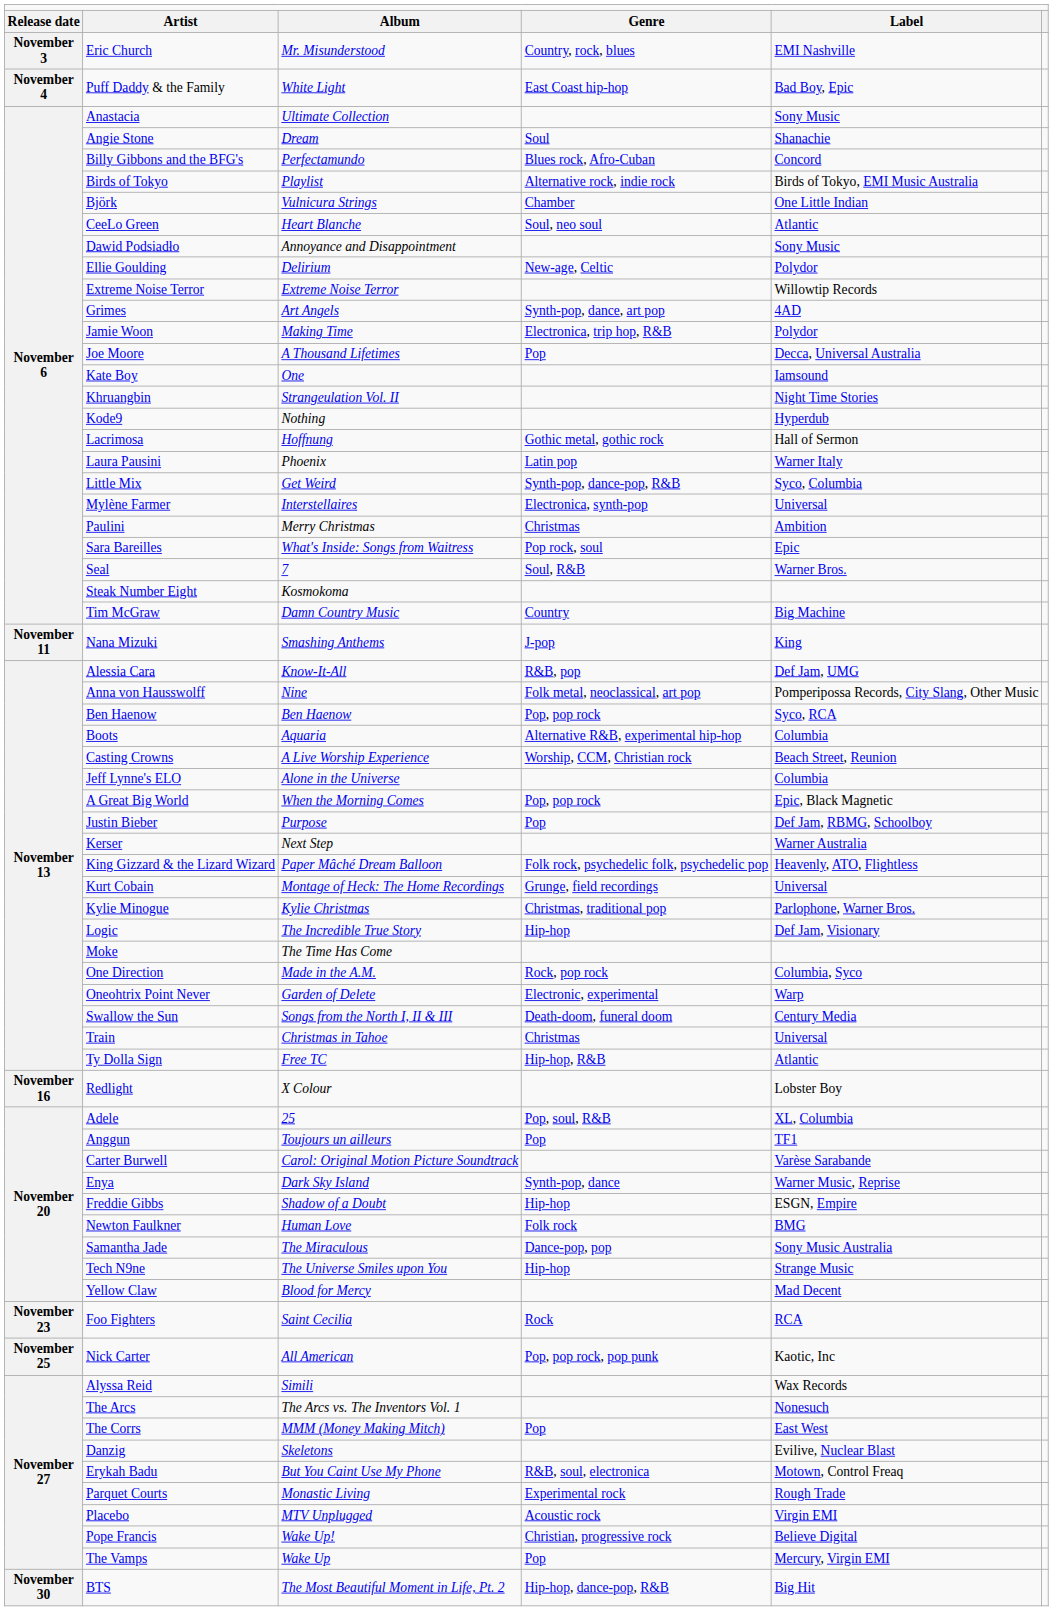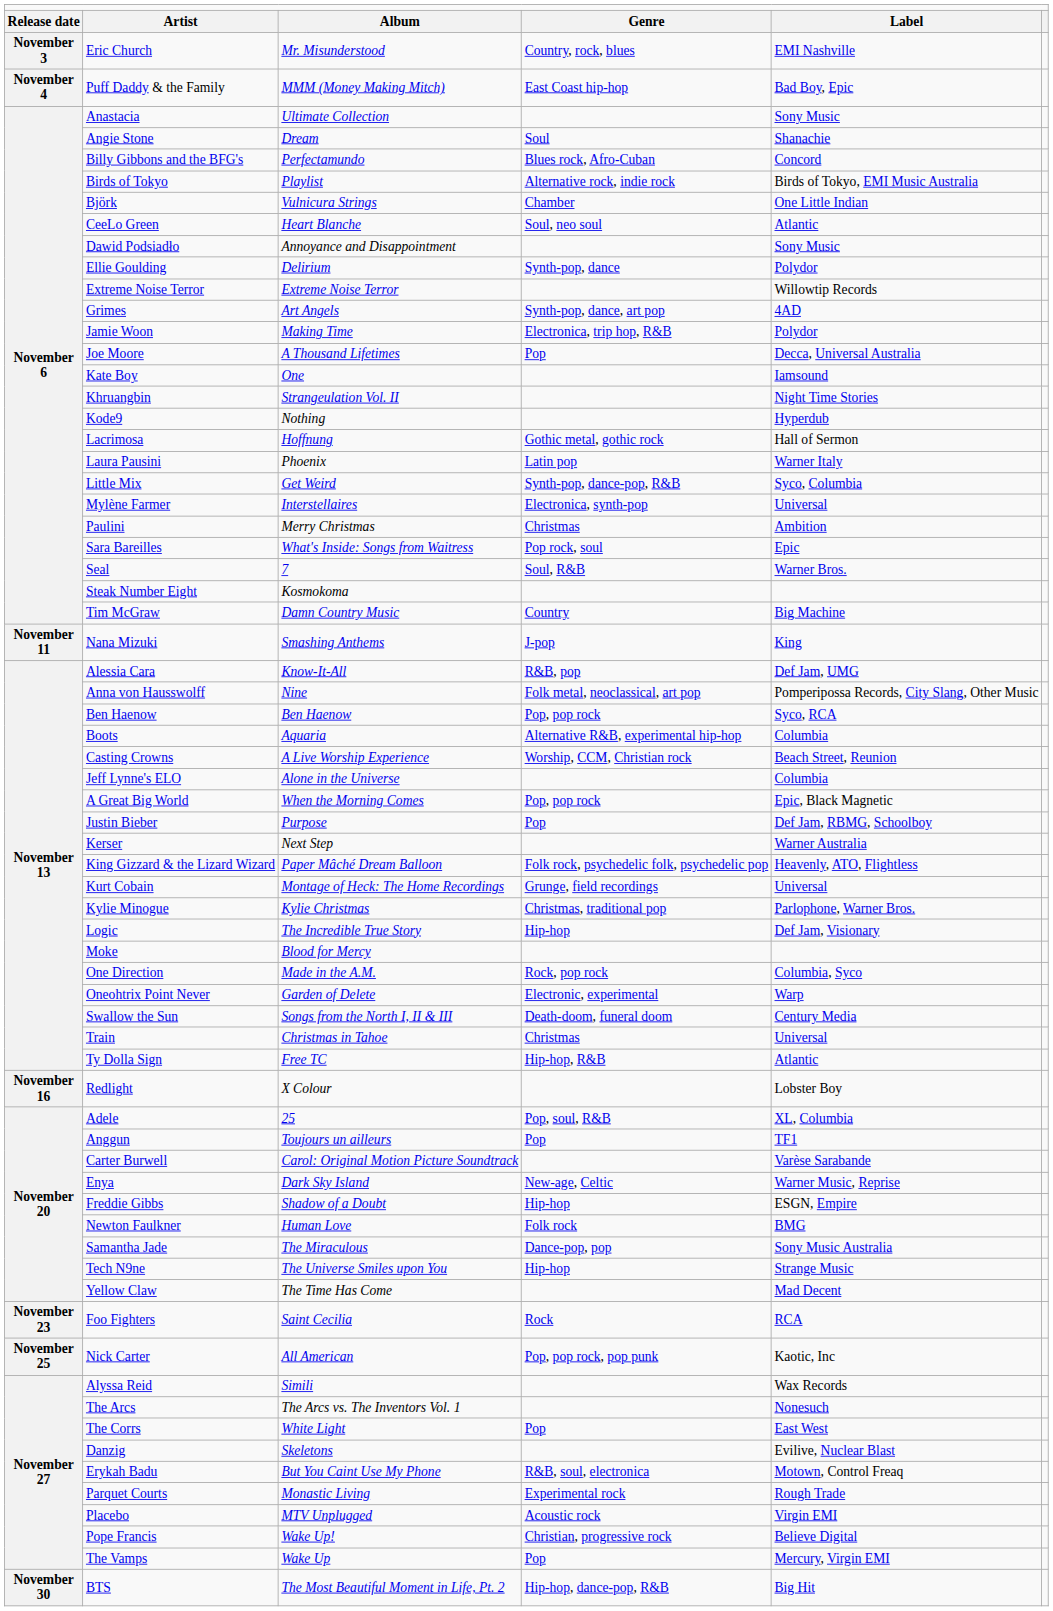(313, 87) White Light -> (363, 87) MMM (Money Making Mitch)
(569, 267) New-age, Celtic -> (572, 267) Synth-pop, dance
(337, 951) The Time Has Come -> (326, 951) Blood for Mercy
(572, 1182) Synth-pop, dance -> (569, 1182) New-age, Celtic
(326, 1290) Blood for Mercy -> (337, 1290) The Time Has Come
(363, 1429) MMM (Money Making Mitch) -> (313, 1429) White Light
